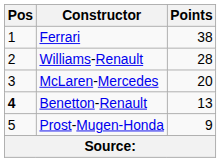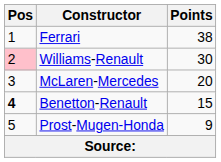(12, 59) no background -> (12, 59) pink background
(205, 59) 28 -> (205, 59) 30
(205, 103) 13 -> (205, 103) 15
